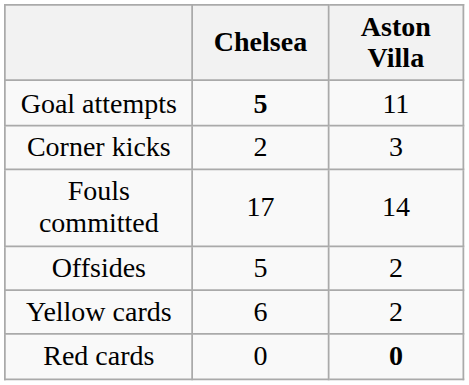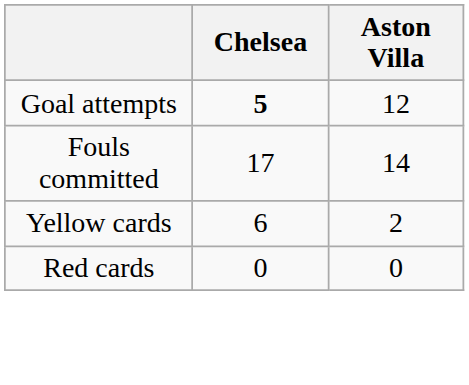(396, 102) 11 -> (396, 102) 12
- row: (99, 147)
- row: (99, 267)
(396, 356) bold -> (396, 267) normal
